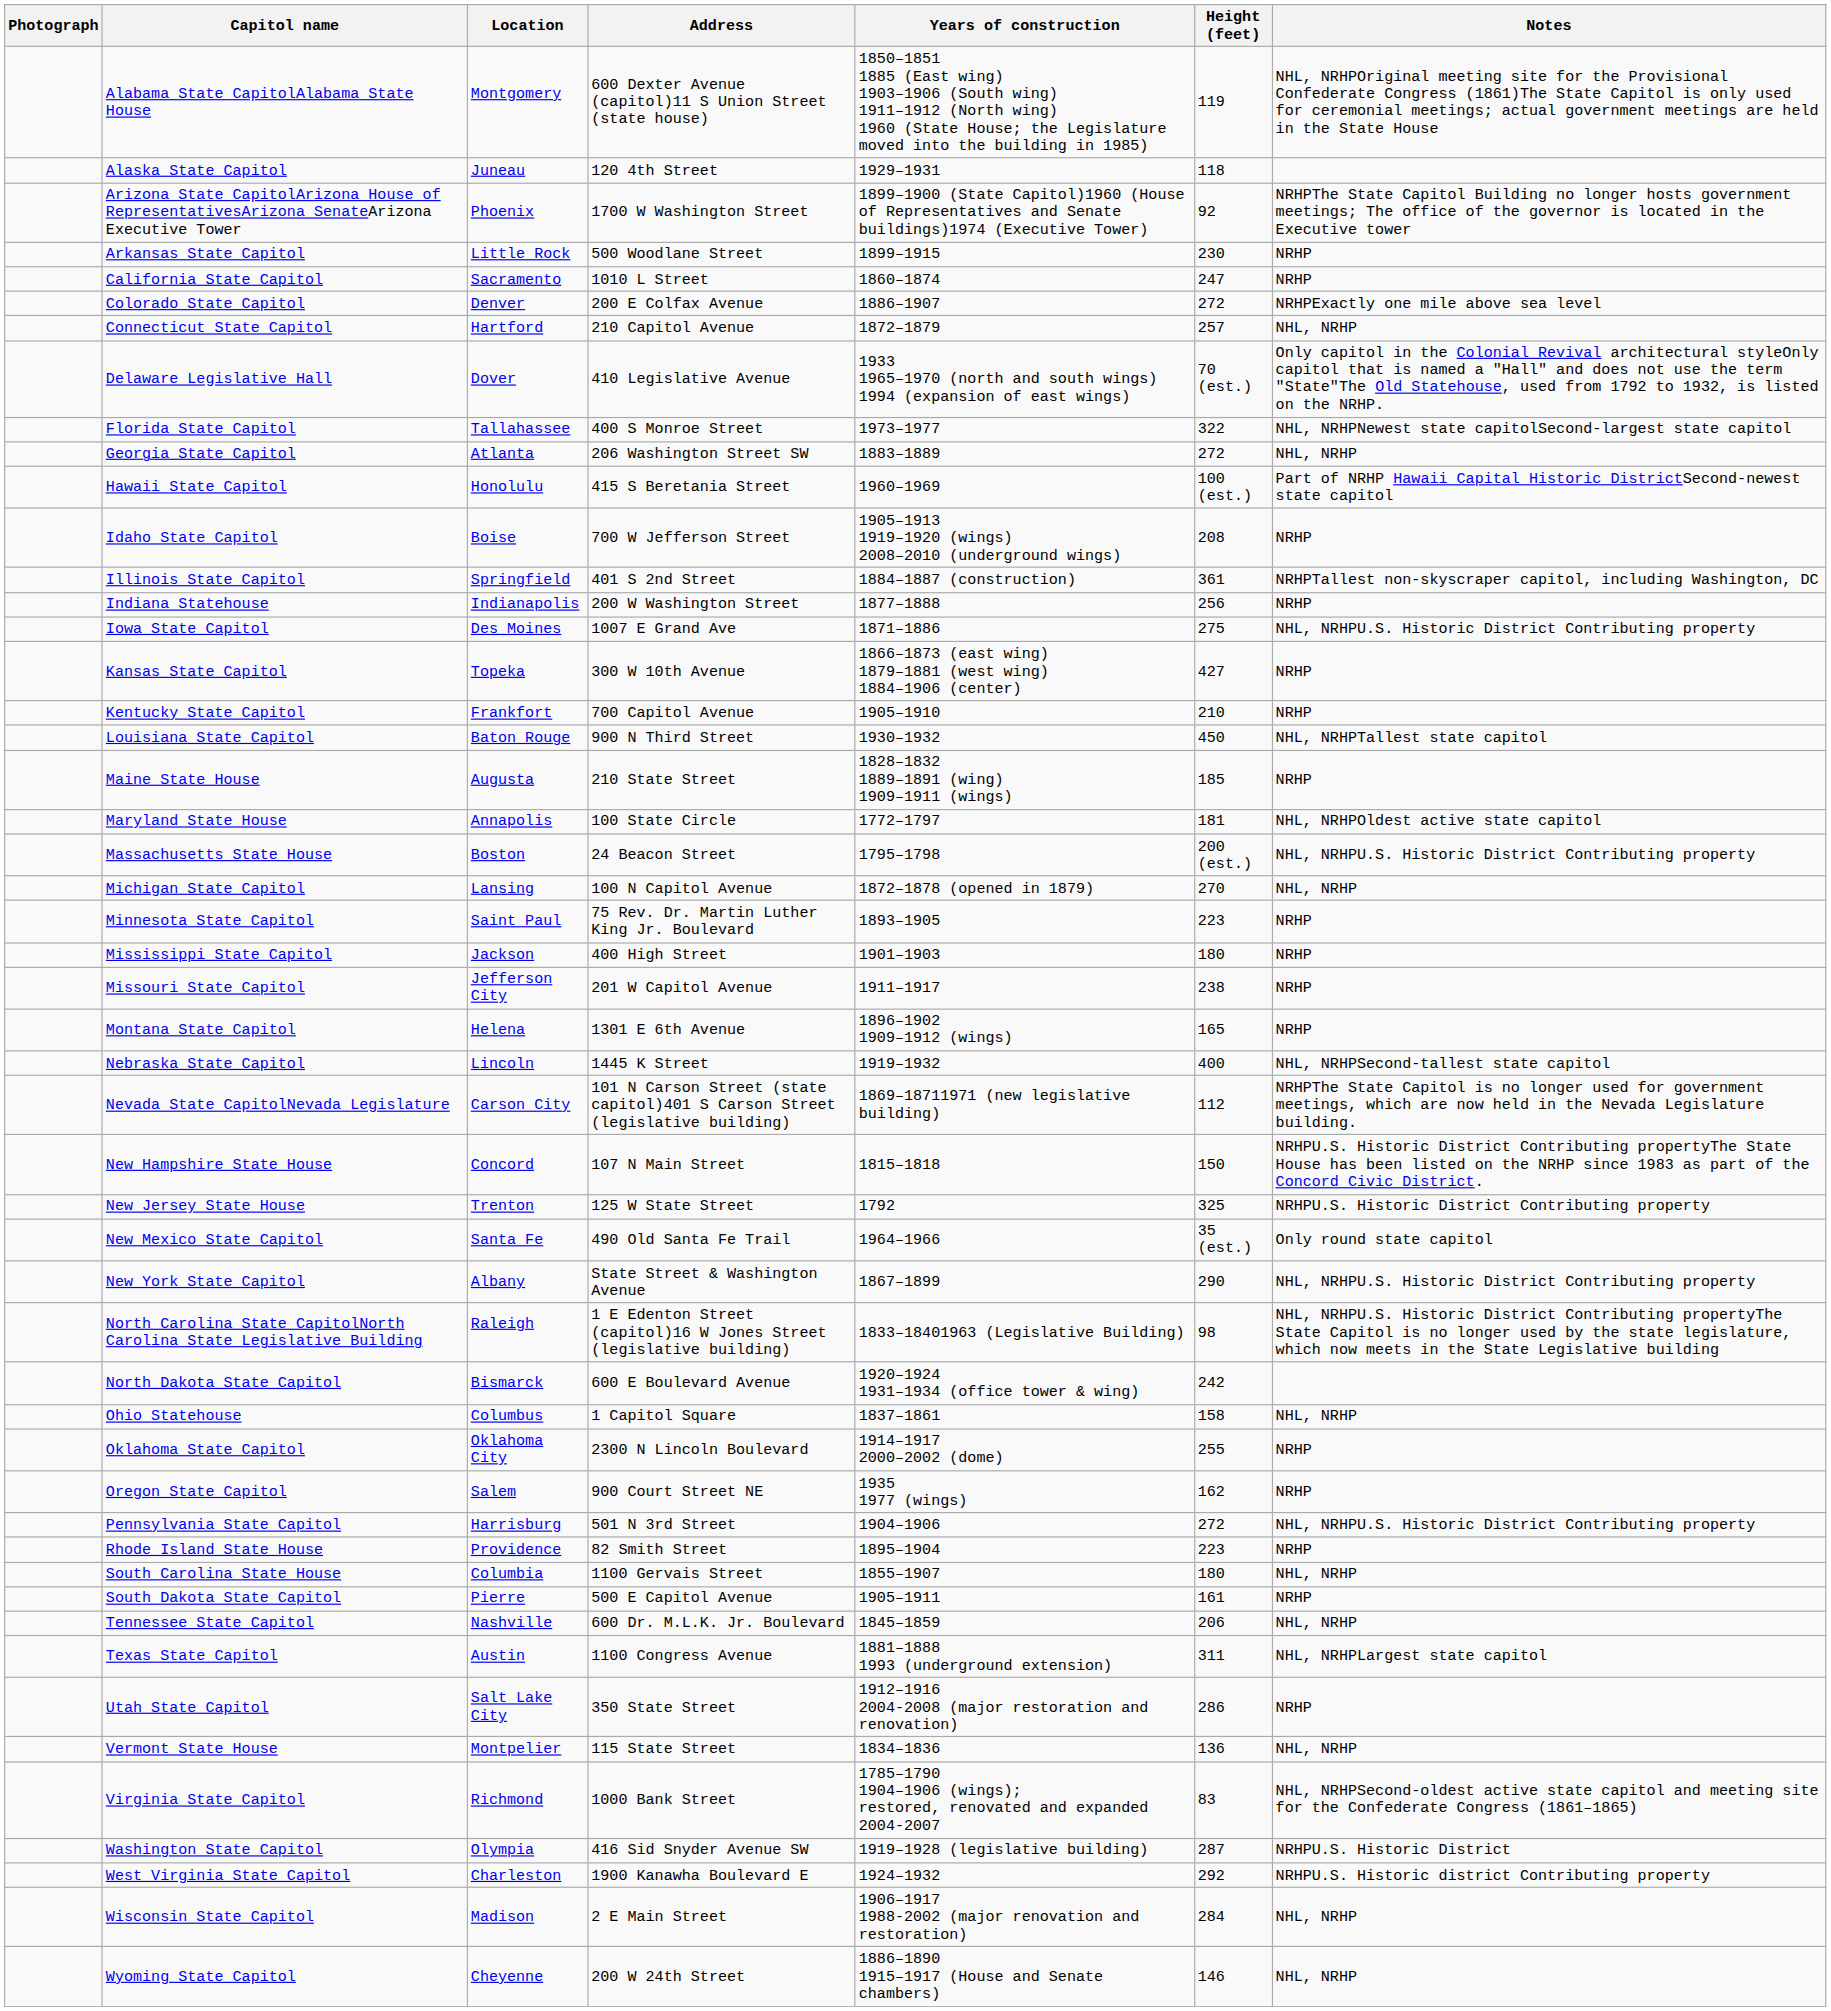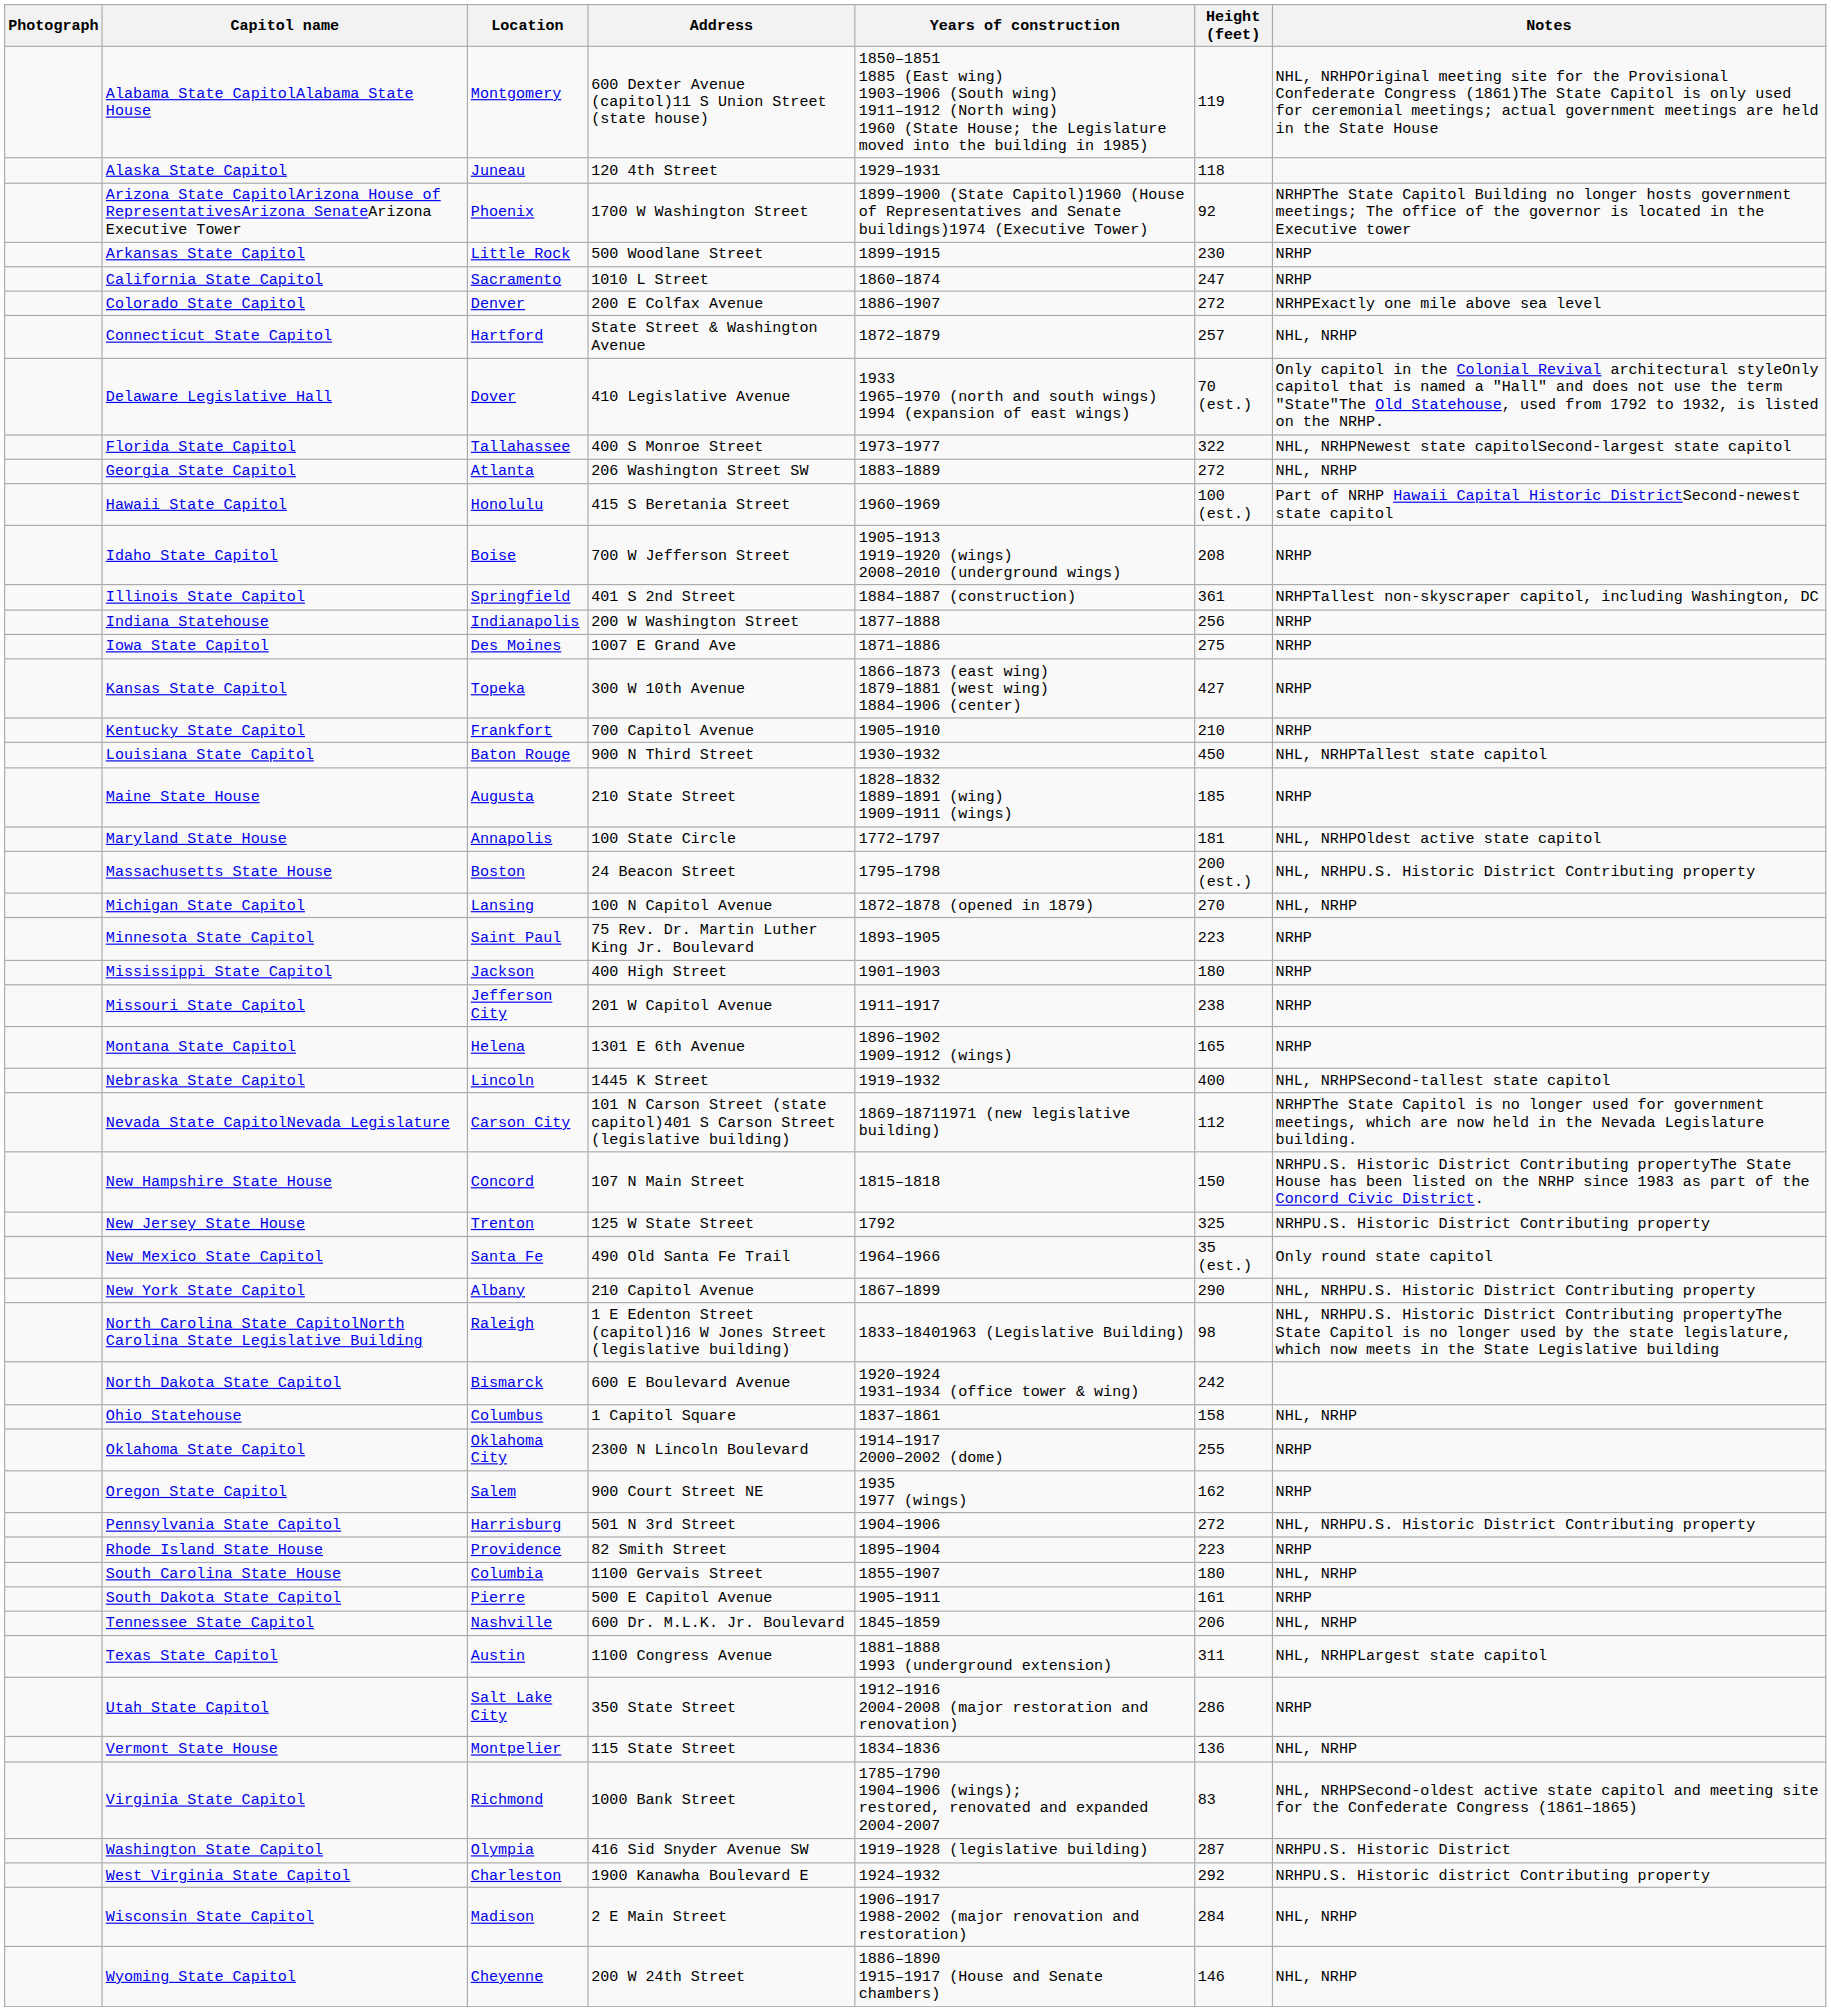(673, 328) 210 Capitol Avenue -> (704, 337) State Street & Washington Avenue
(1515, 629) NHL, NRHPU.S. Historic District Contributing property -> (1294, 647) NRHP
(704, 1282) State Street & Washington Avenue -> (673, 1291) 210 Capitol Avenue
